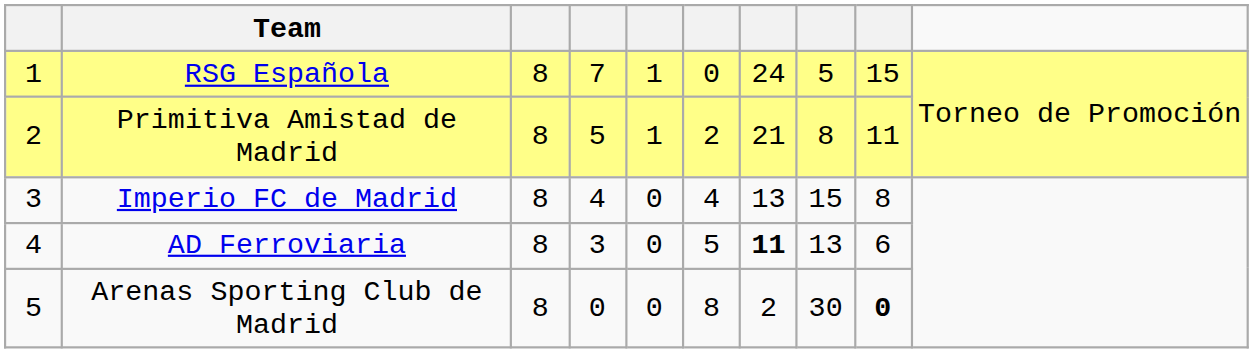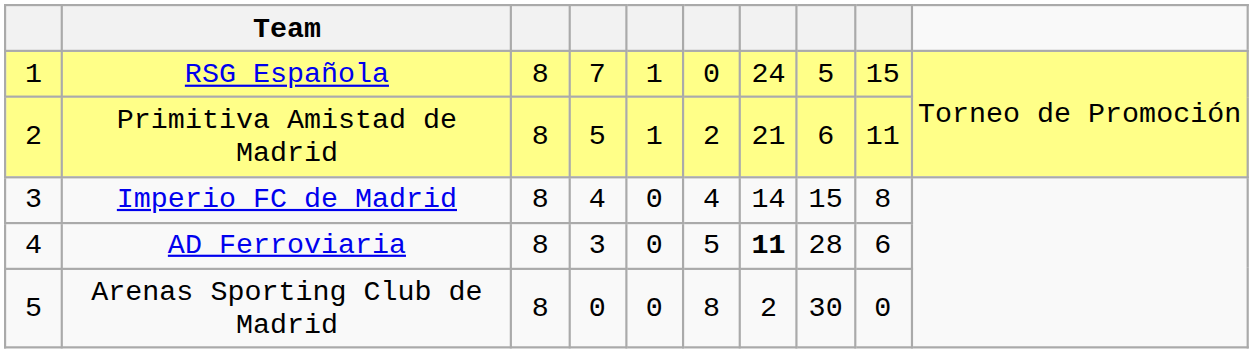(826, 137) 8 -> (826, 137) 6
(769, 199) 13 -> (769, 199) 14
(826, 246) 13 -> (826, 246) 28
(883, 308) bold -> (883, 308) normal
